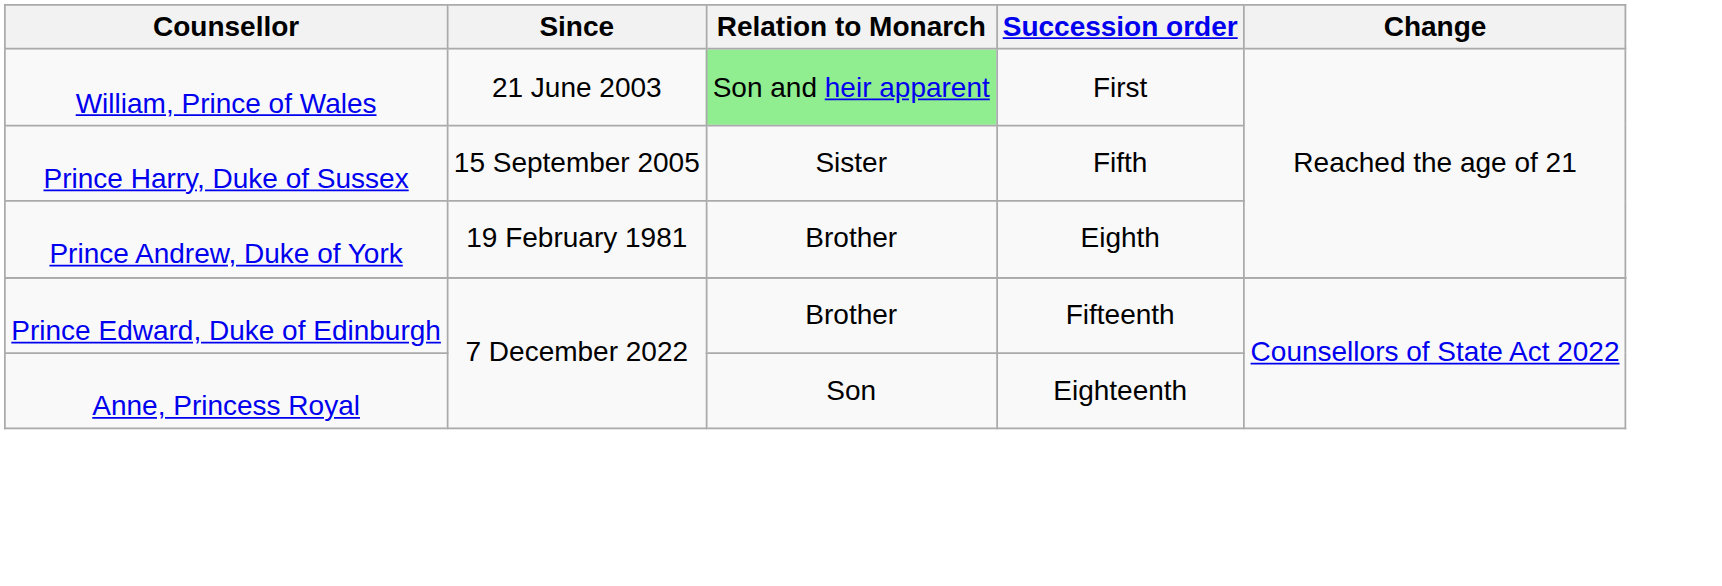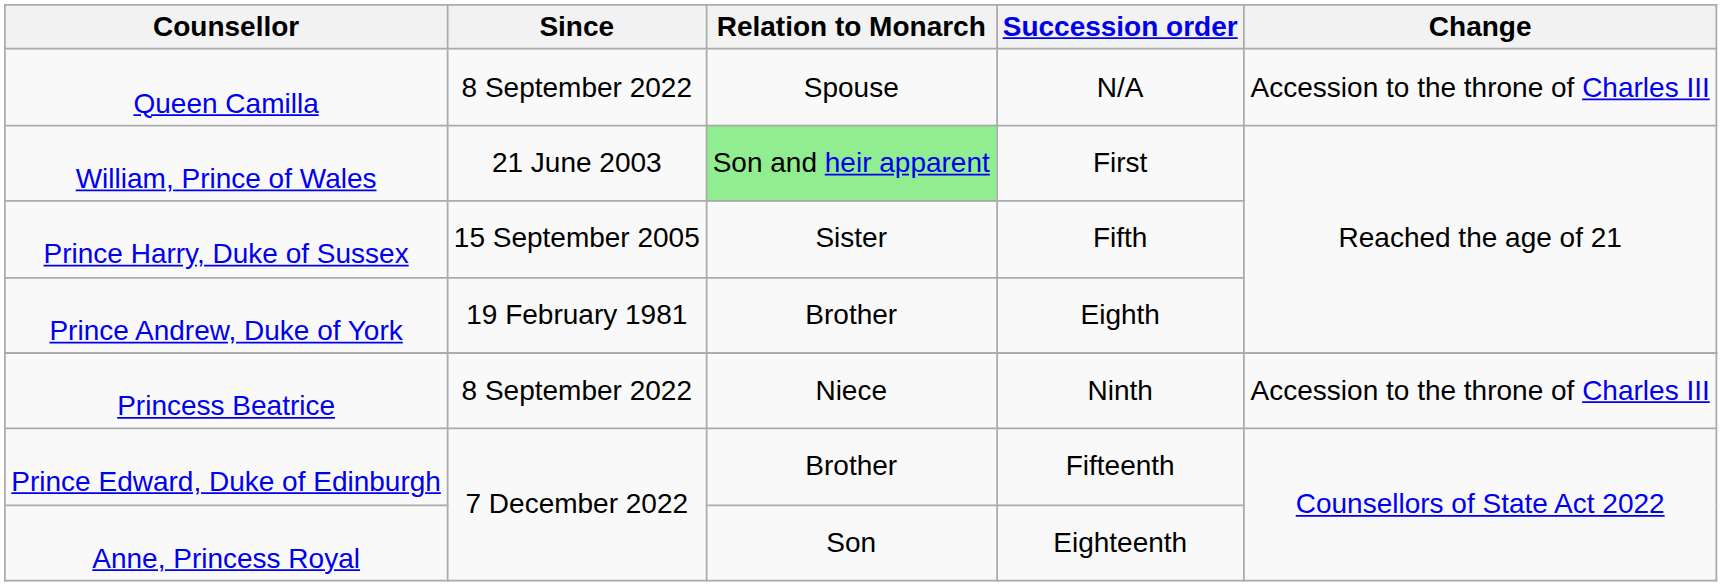+ row: (226, 102)
+ row: (226, 406)
